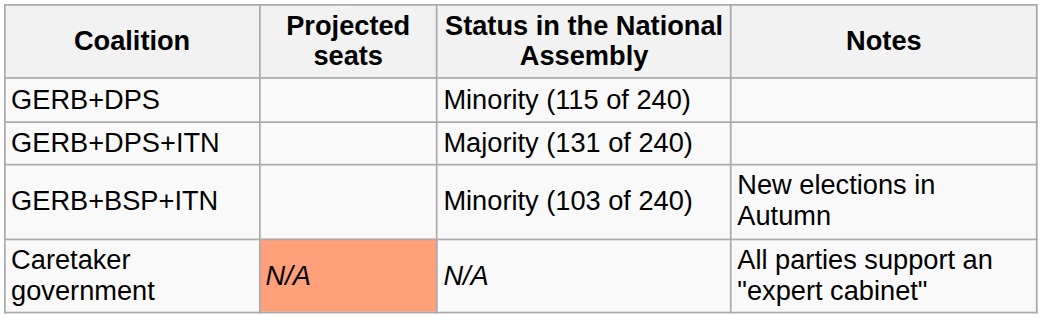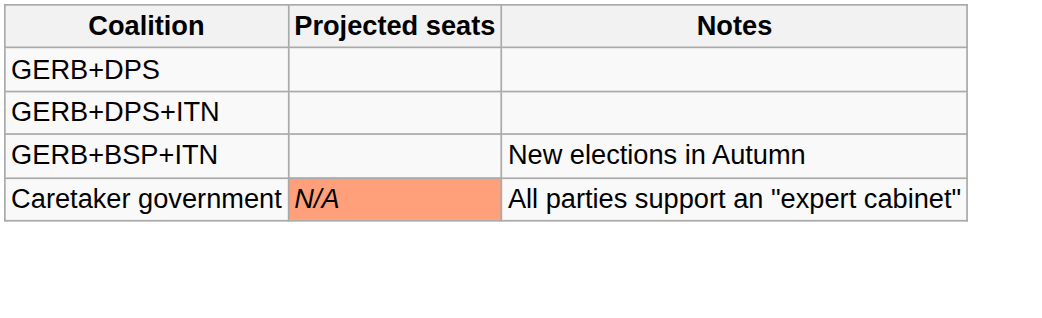- column: (584, 41)
